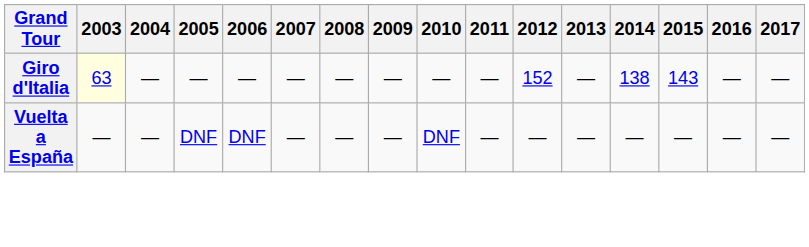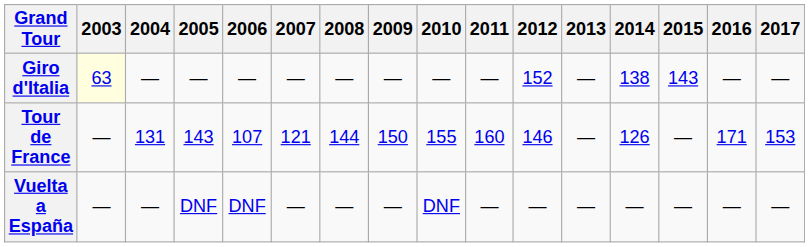+ row: (41, 137)
